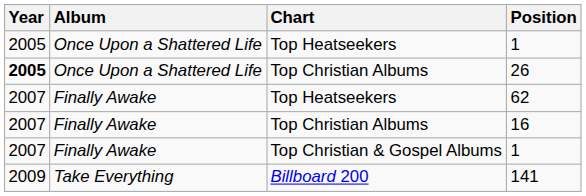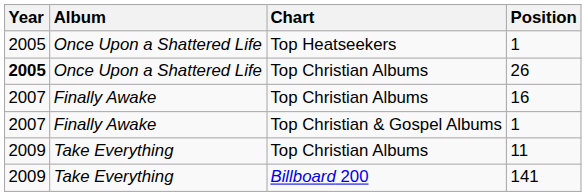- row: (333, 97)
+ row: (349, 151)
